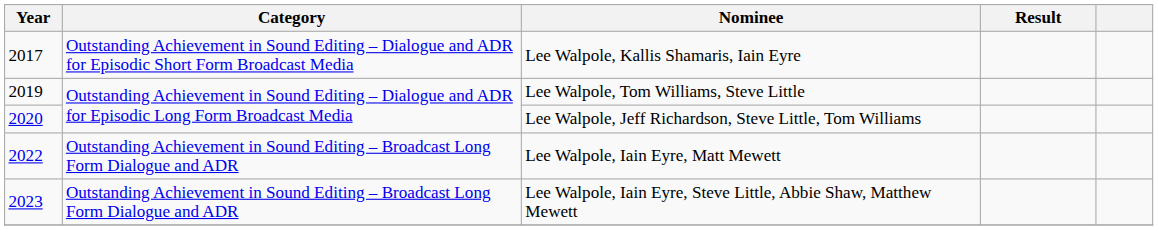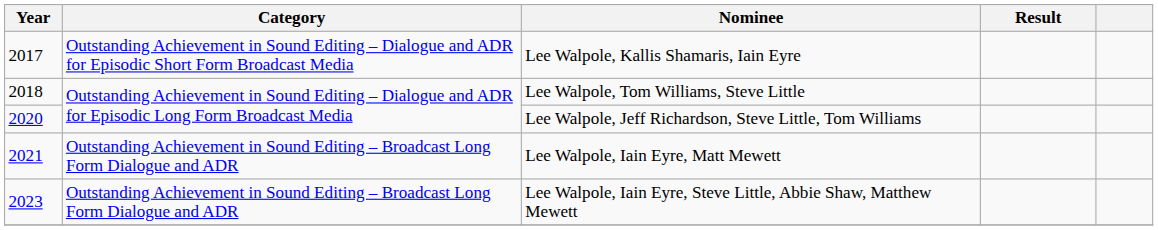(26, 91) 2019 -> (26, 91) 2018
(26, 155) 2022 -> (26, 155) 2021
